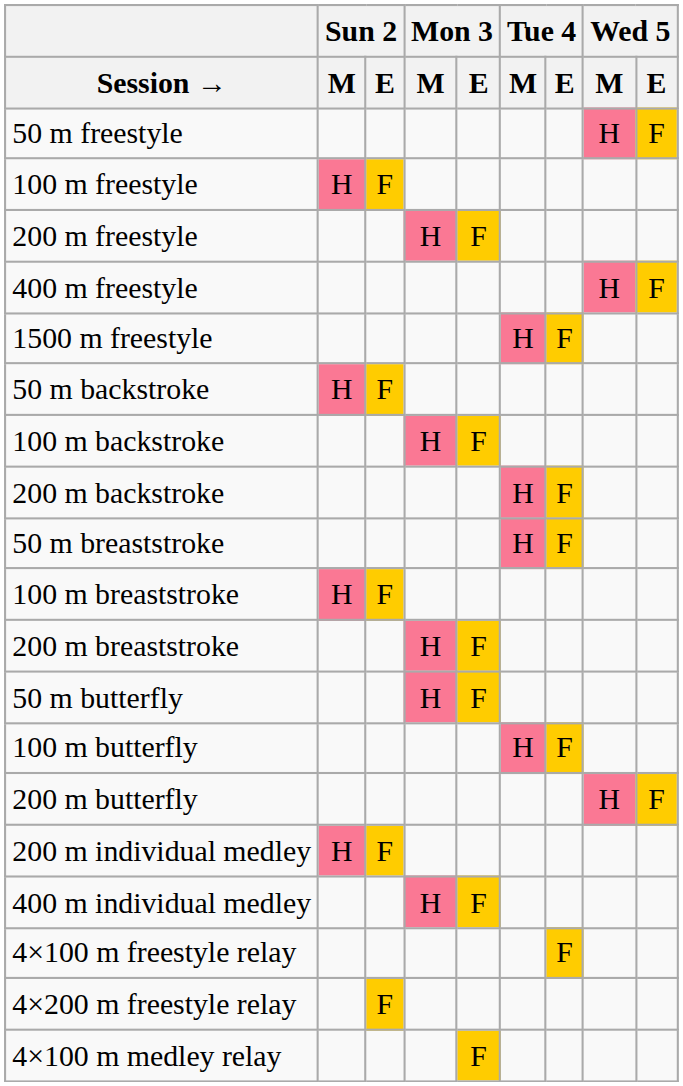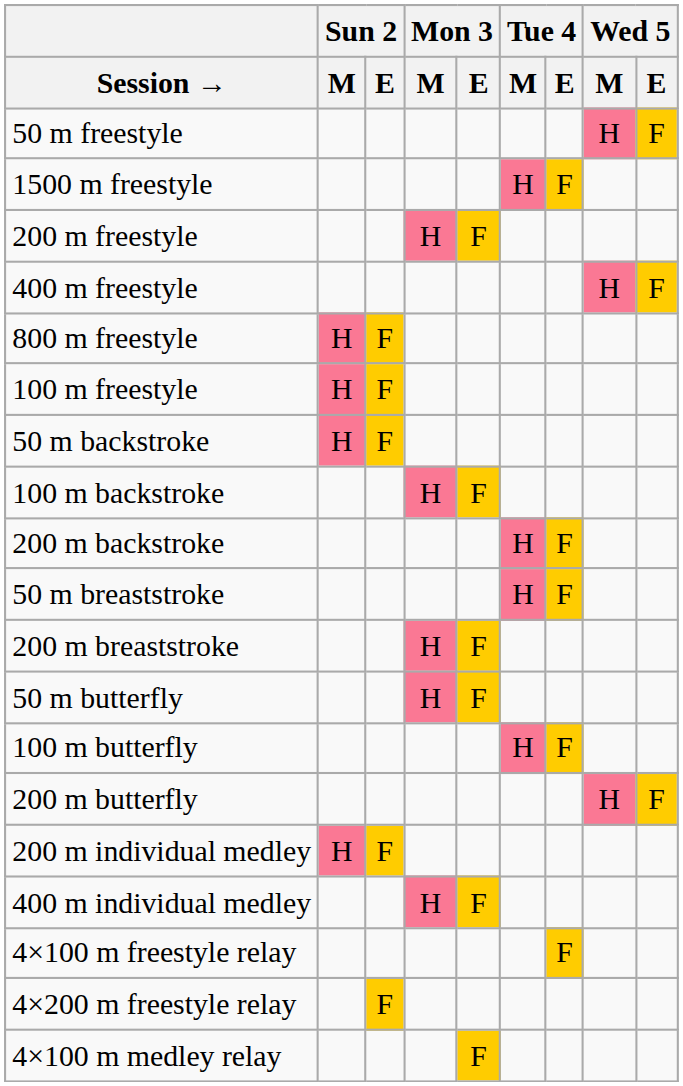rows swapped: (105, 184) <-> (112, 338)
+ row: (105, 338)
- row: (126, 594)
